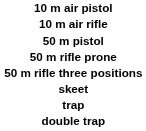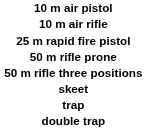+ row: (73, 41)
- row: (73, 41)
